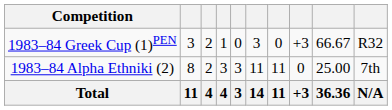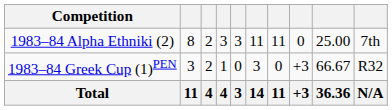rows swapped: (92, 68) <-> (92, 42)
